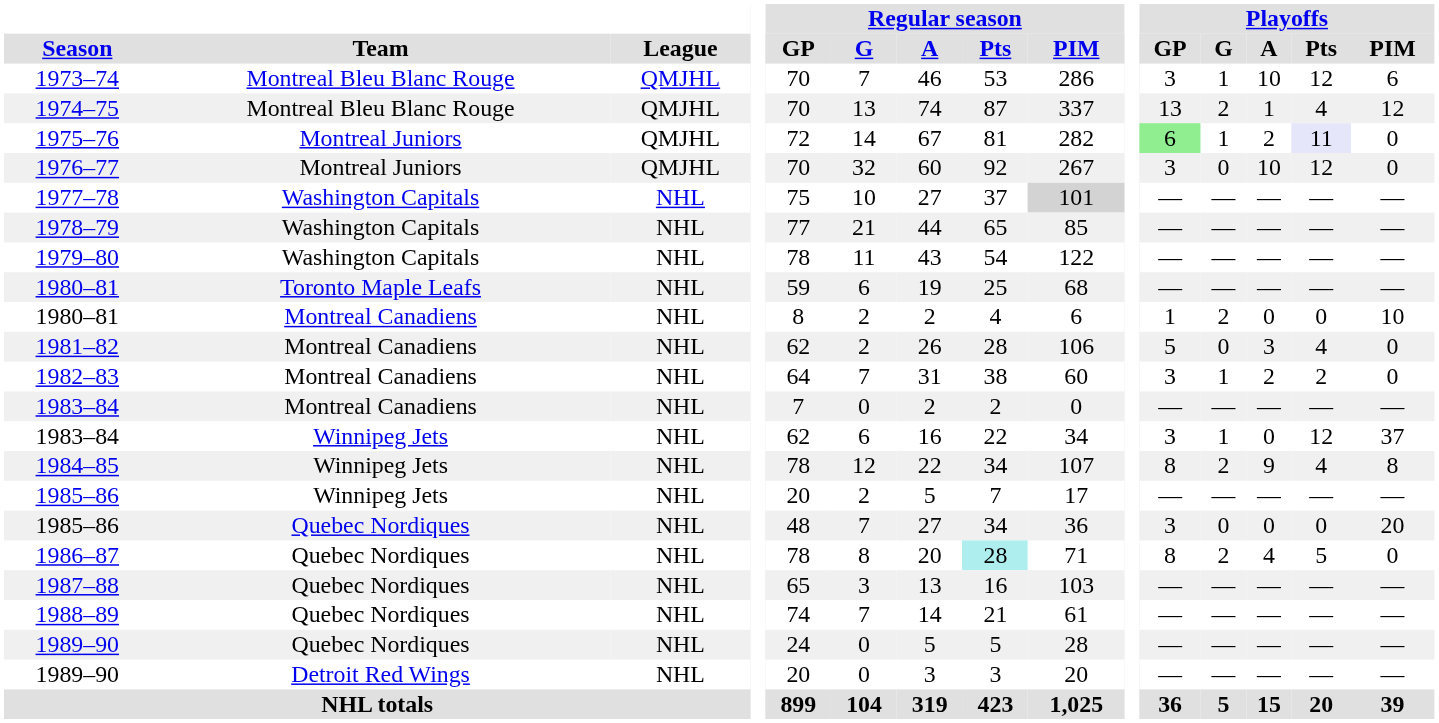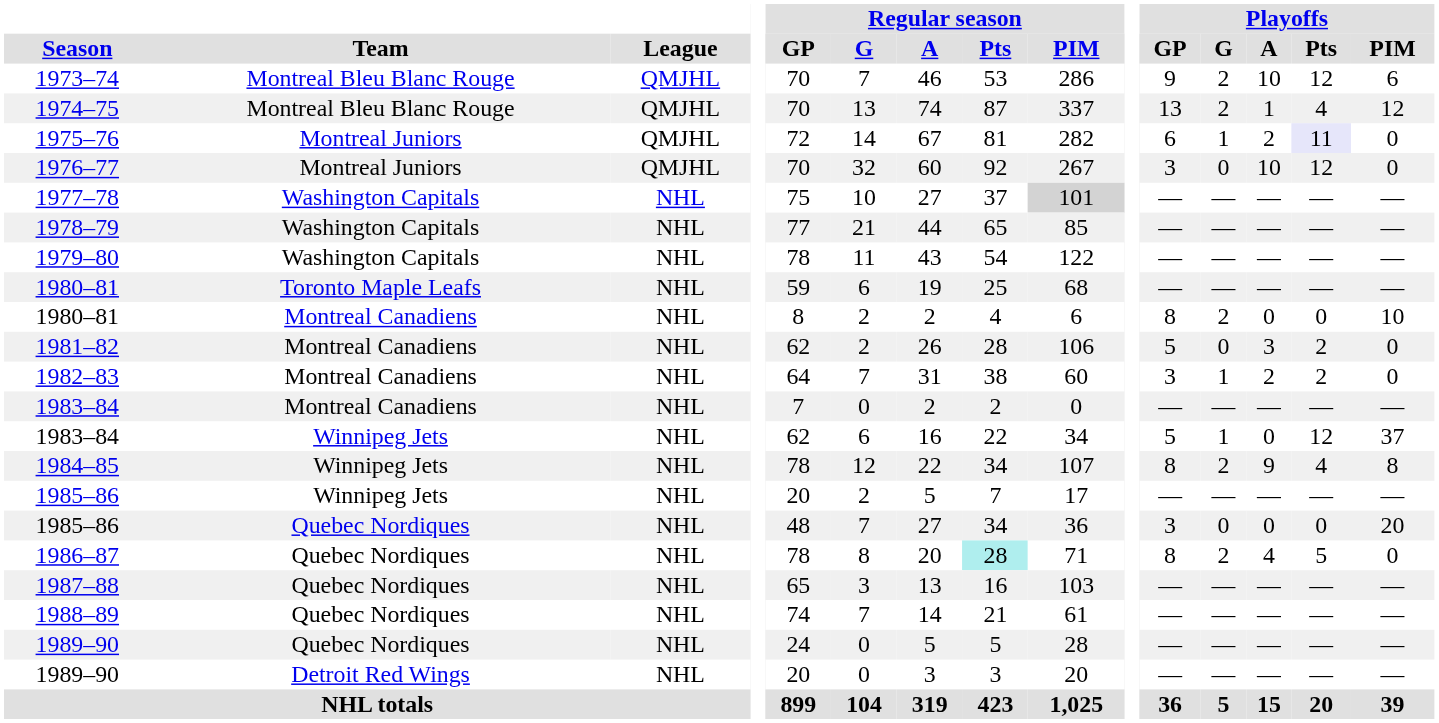(1170, 78) 3 -> (1170, 78) 9
(1223, 78) 1 -> (1223, 78) 2
(1170, 137) lightgreen background -> (1170, 137) no background
(1170, 316) 1 -> (1170, 316) 8
(1321, 346) 4 -> (1321, 346) 2
(1170, 435) 3 -> (1170, 435) 5
